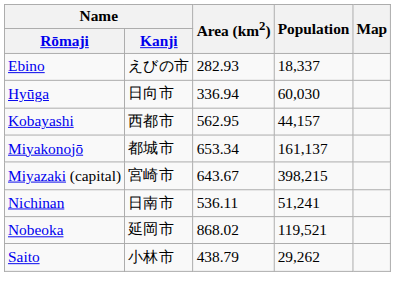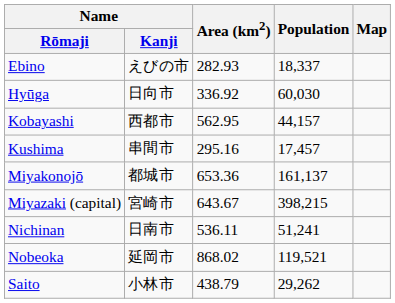(218, 94) 336.94 -> (218, 94) 336.92
+ row: (36, 148)
(218, 148) 653.34 -> (218, 175) 653.36
